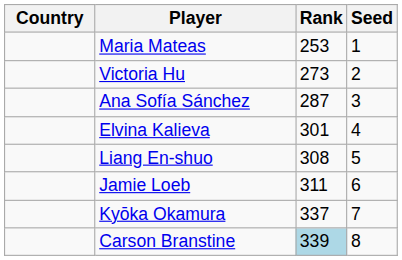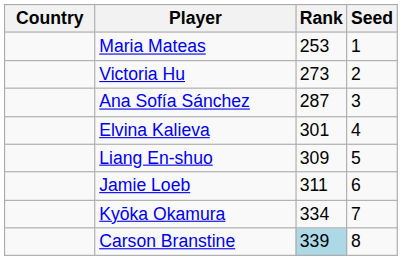(315, 158) 308 -> (315, 158) 309
(315, 213) 337 -> (315, 213) 334
